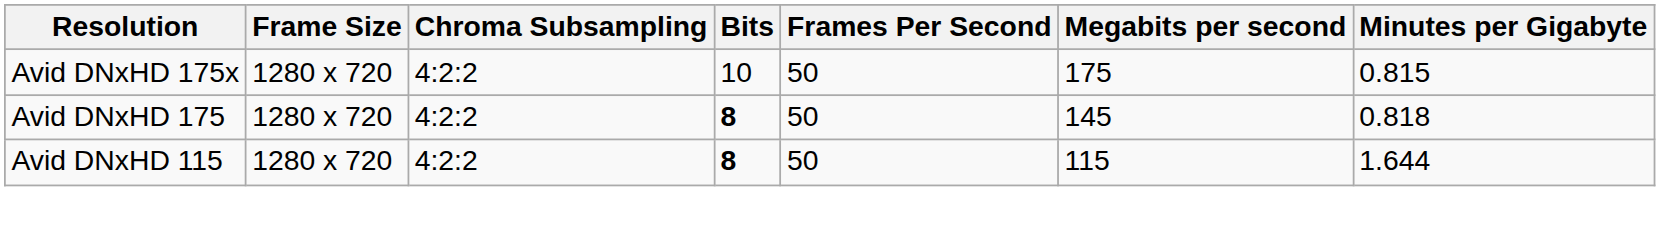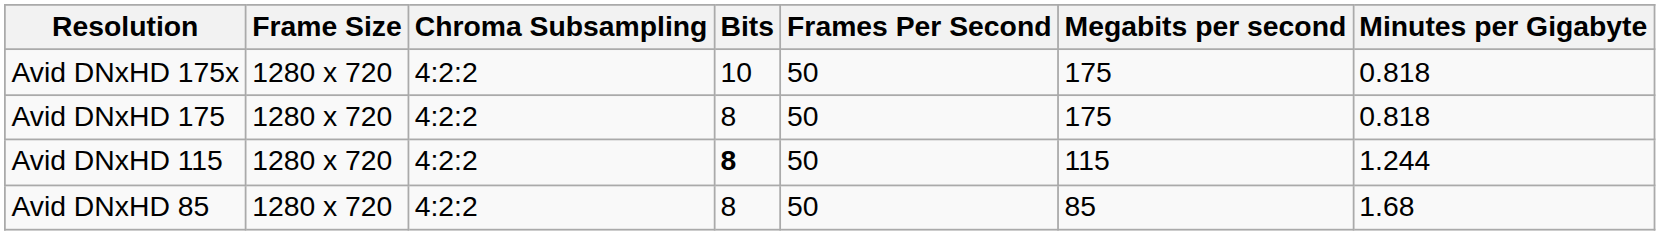(1395, 71) 0.815 -> (1395, 71) 0.818
(728, 116) bold -> (728, 116) normal
(1088, 116) 145 -> (1088, 116) 175
(1395, 161) 1.644 -> (1395, 161) 1.244
+ row: (110, 206)
